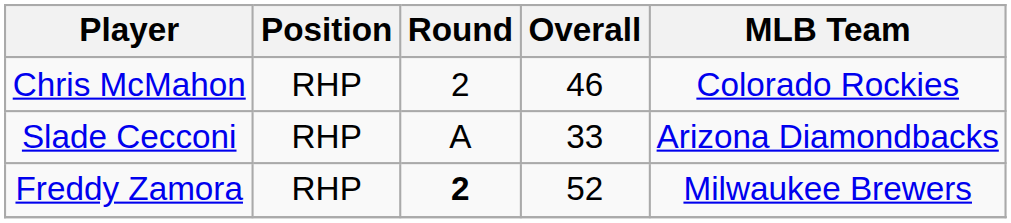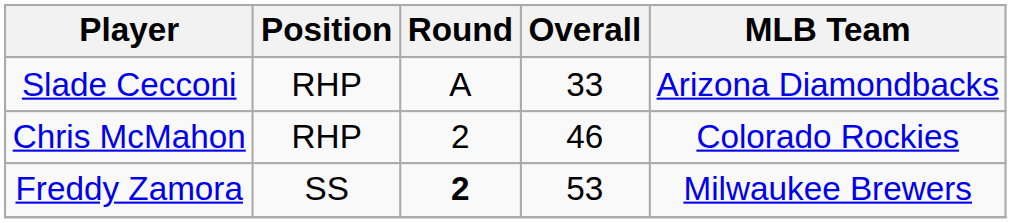rows swapped: (129, 136) <-> (129, 83)
(327, 189) RHP -> (327, 189) SS
(585, 189) 52 -> (585, 189) 53
